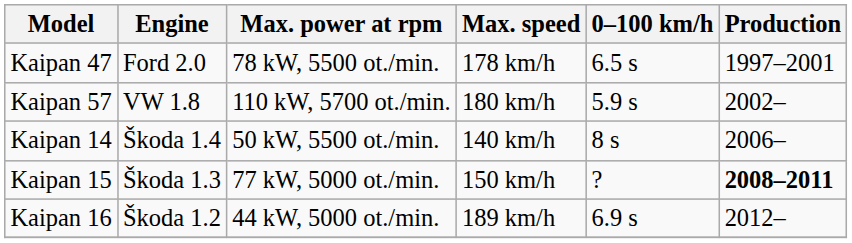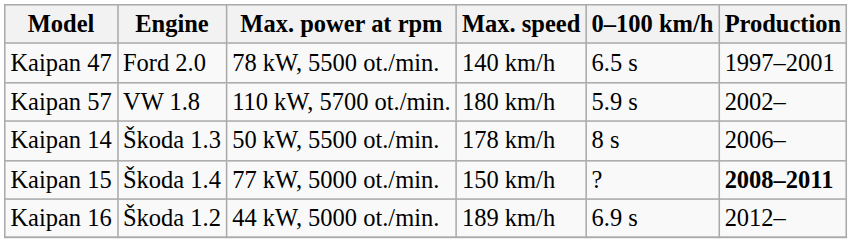(509, 62) 178 km/h -> (509, 62) 140 km/h
(172, 140) Škoda 1.4 -> (172, 140) Škoda 1.3
(509, 140) 140 km/h -> (509, 140) 178 km/h
(172, 179) Škoda 1.3 -> (172, 179) Škoda 1.4
